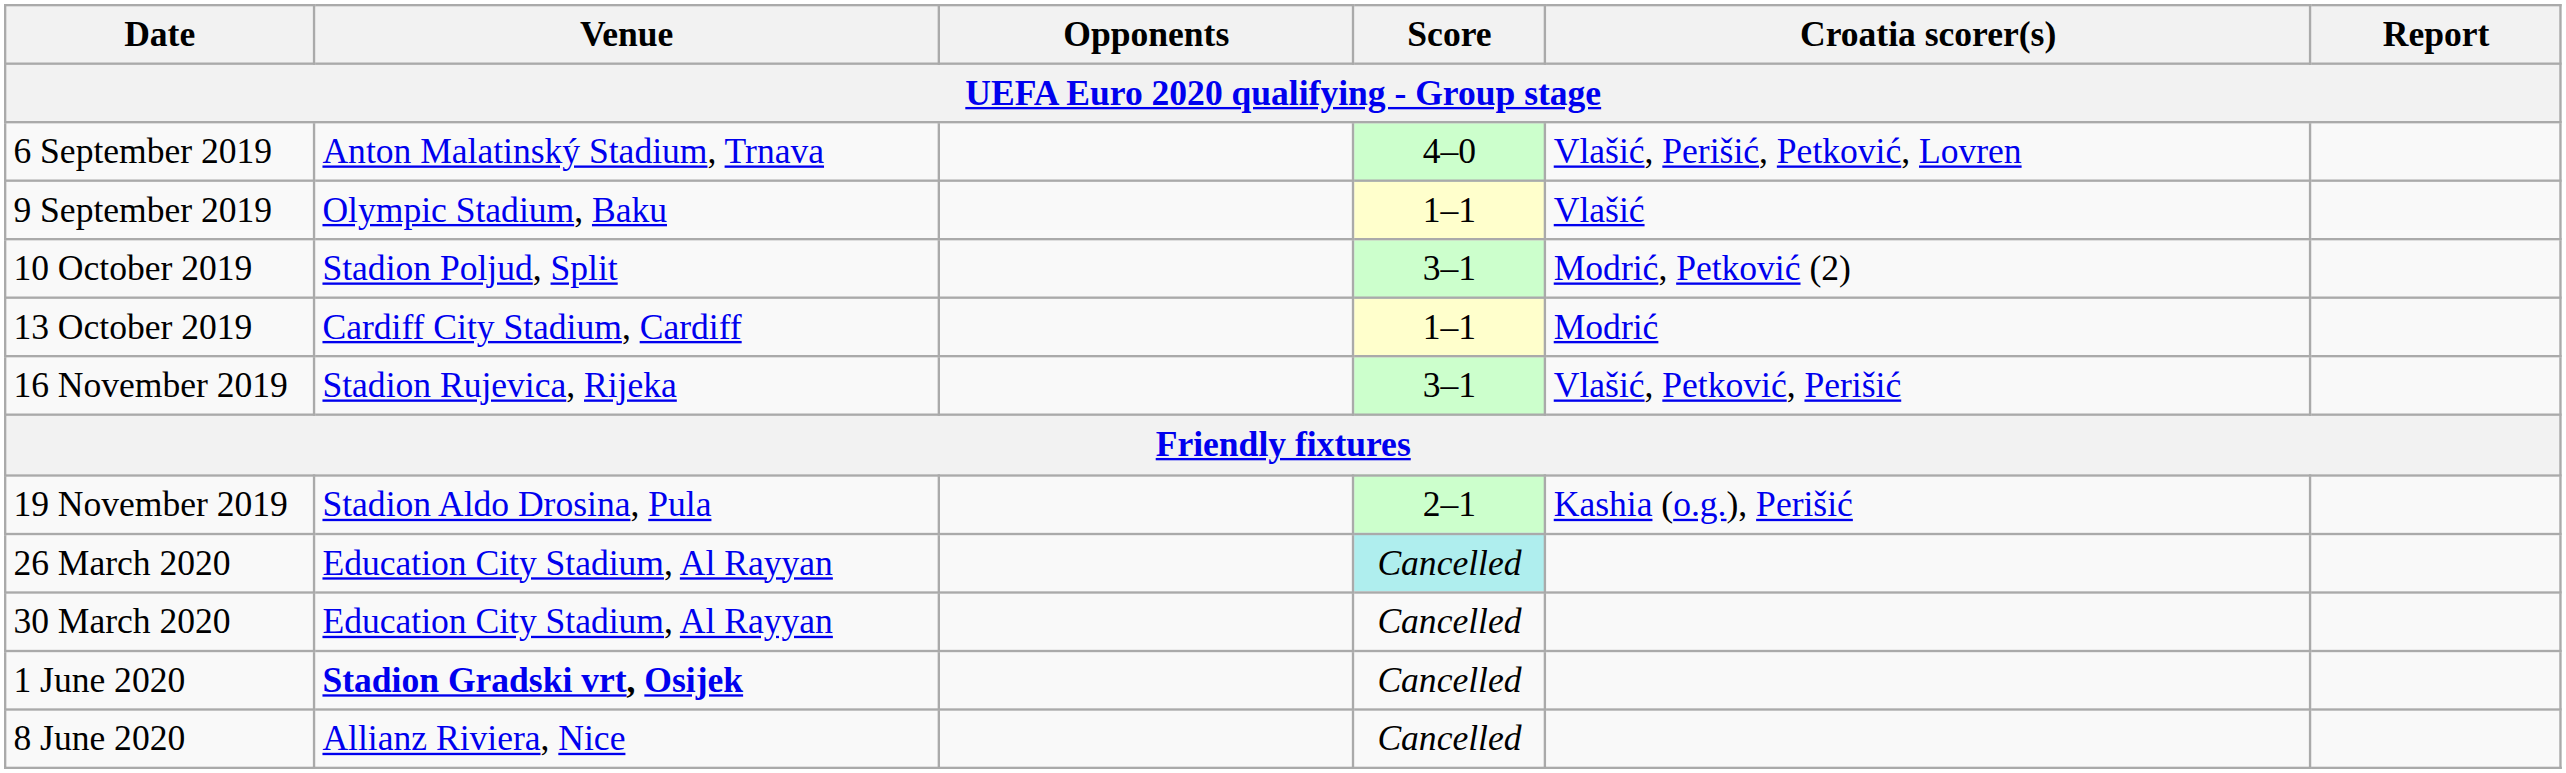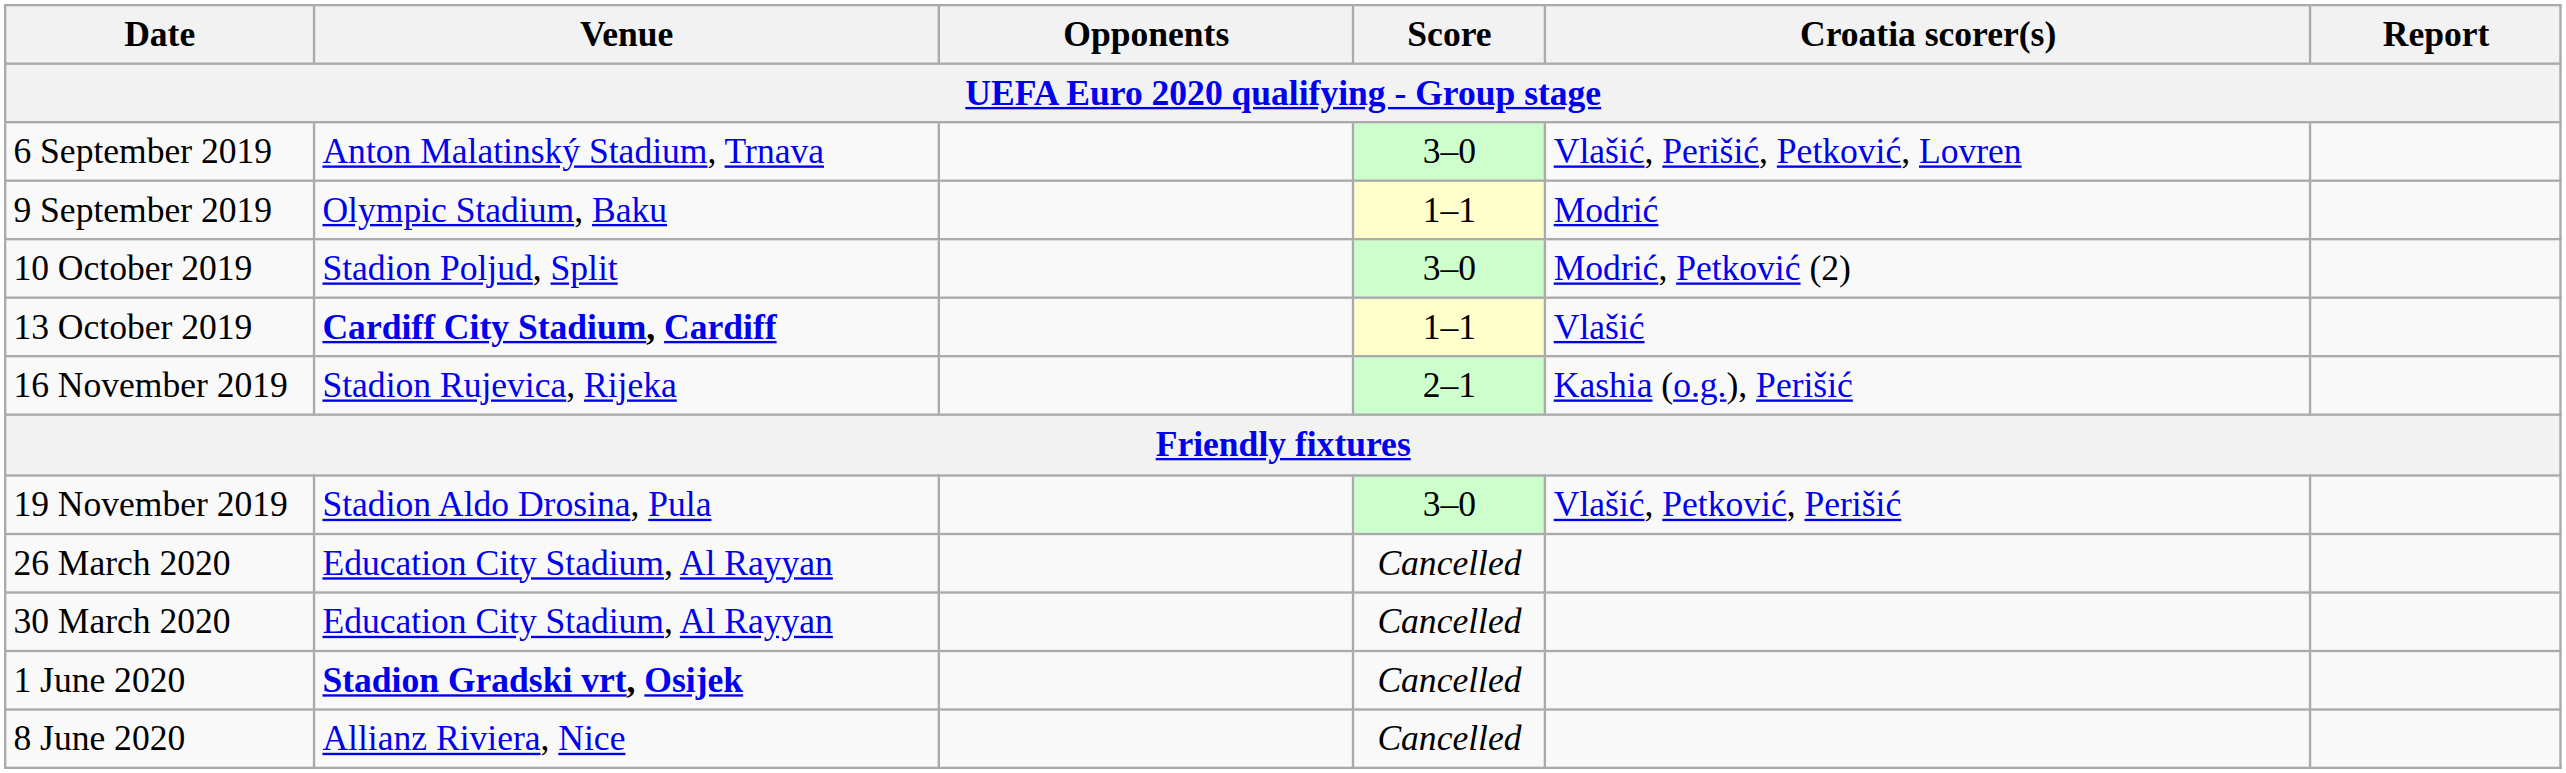(1449, 151) 4–0 -> (1449, 151) 3–0
(1599, 209) Vlašić -> (1606, 209) Modrić
(1449, 268) 3–1 -> (1449, 268) 3–0
(532, 327) normal -> (550, 327) bold
(1606, 327) Modrić -> (1599, 327) Vlašić
(1449, 385) 3–1 -> (1449, 385) 2–1
(1727, 385) Vlašić, Petković, Perišić -> (1703, 385) Kashia (o.g.), Perišić
(1449, 503) 2–1 -> (1449, 503) 3–0
(1703, 503) Kashia (o.g.), Perišić -> (1727, 503) Vlašić, Petković, Perišić
(1449, 561) paleturquoise background -> (1449, 561) no background
